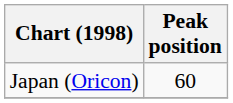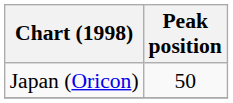(185, 80) 60 -> (185, 80) 50
